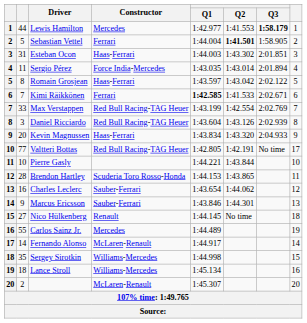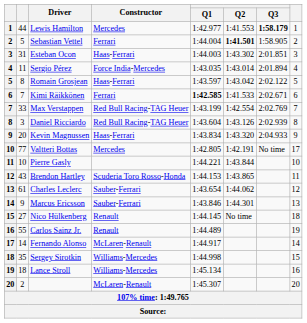(141, 149) Red Bull Racing-TAG Heuer -> (109, 149) Mercedes
(22, 176) 28 -> (22, 176) 43
(22, 189) 16 -> (22, 189) 61
(109, 230) Mercedes -> (106, 230) Renault
